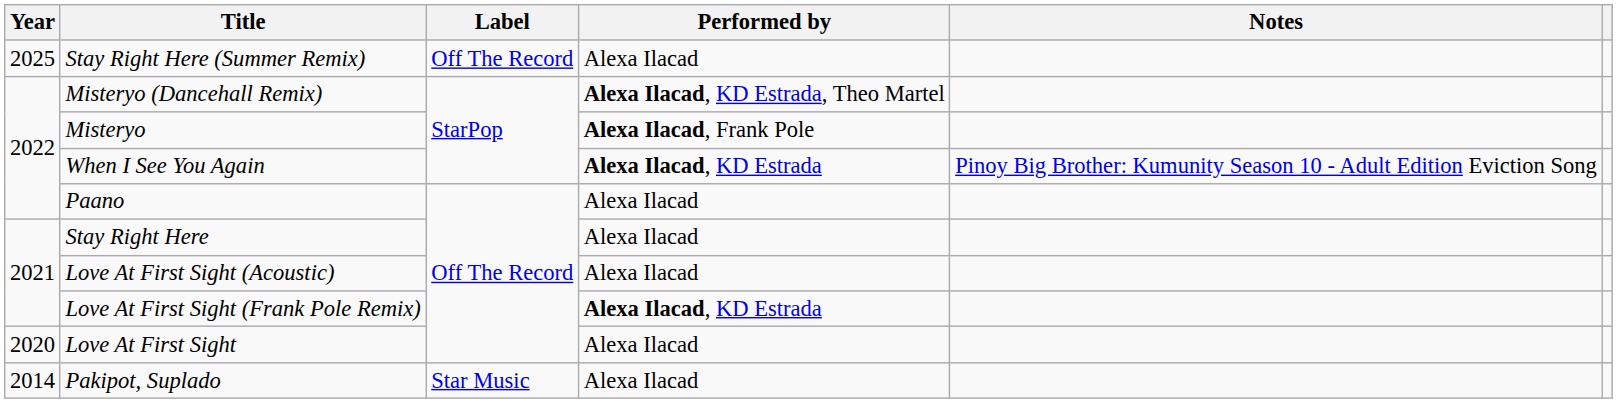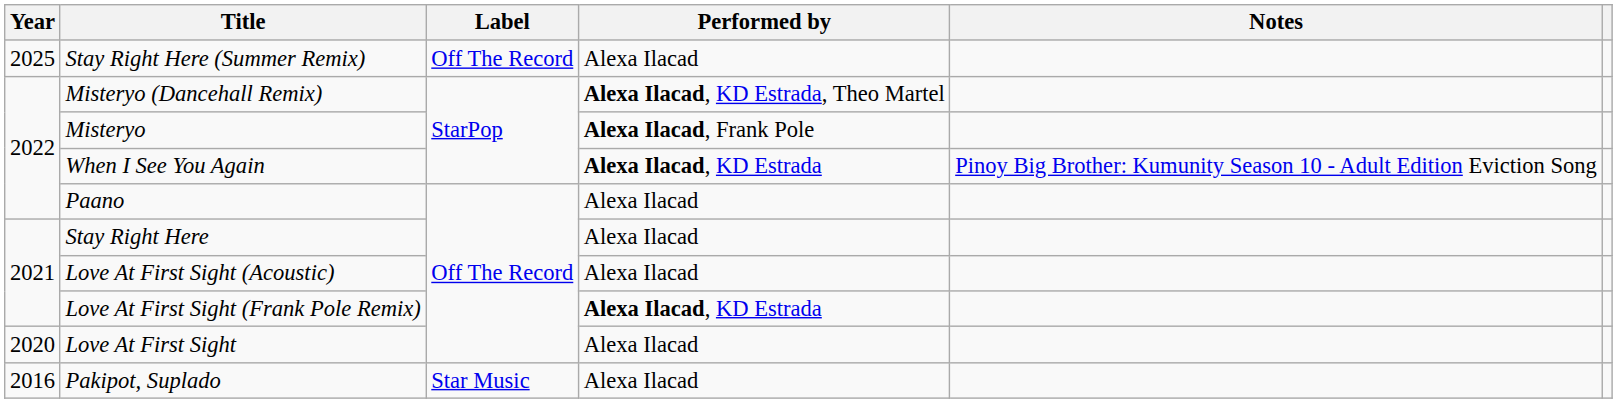(32, 380) 2014 -> (32, 380) 2016
